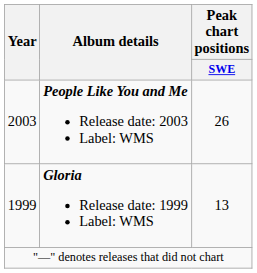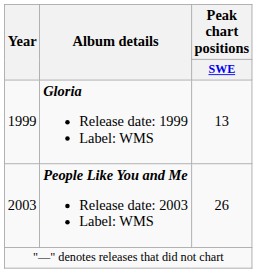rows swapped: (116, 199) <-> (116, 115)
